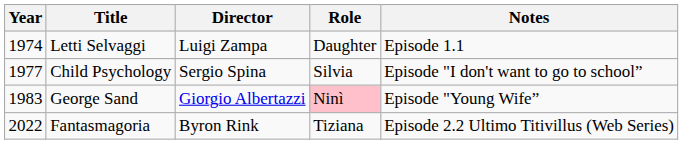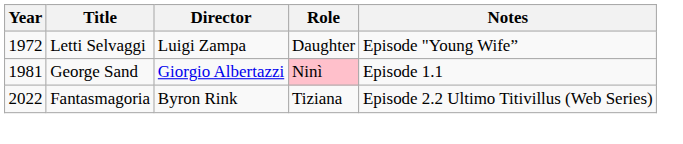(25, 44) 1974 -> (25, 44) 1972
(424, 44) Episode 1.1 -> (440, 44) Episode "Young Wife”
- row: (111, 71)
(25, 98) 1983 -> (25, 71) 1981
(462, 98) Episode "Young Wife” -> (403, 71) Episode 1.1
